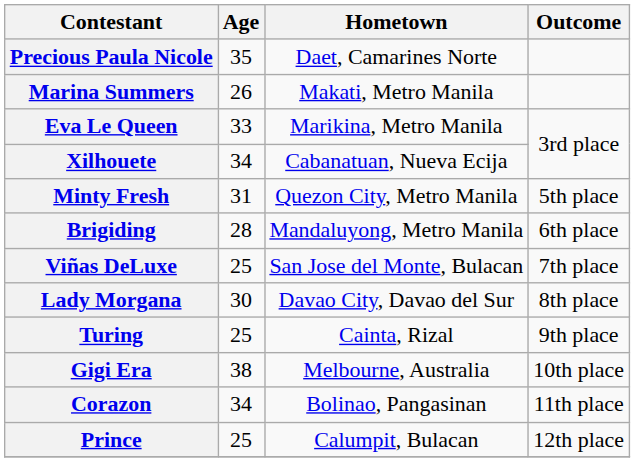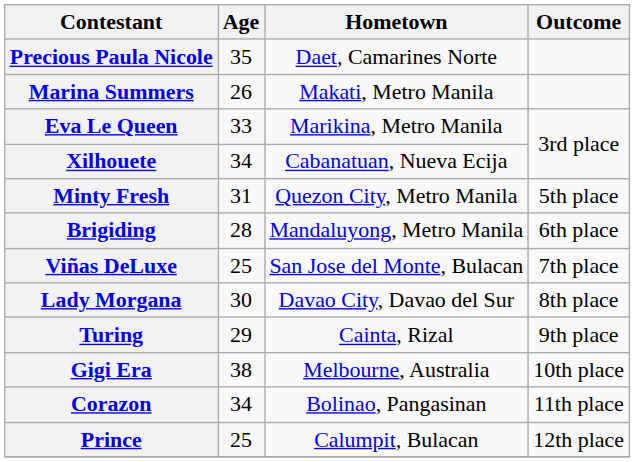(241, 334) 25 -> (241, 334) 29
